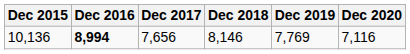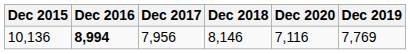columns swapped: (305, 15) <-> (372, 15)
(159, 37) 7,656 -> (159, 37) 7,956
